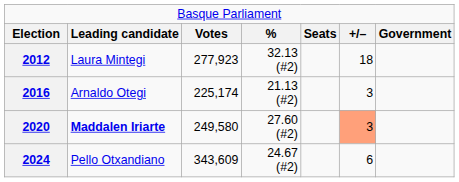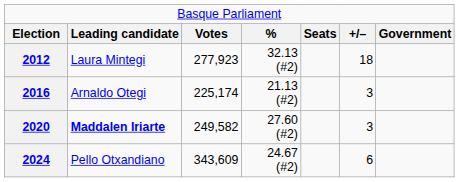(216, 127) 249,580 -> (216, 127) 249,582
(370, 127) lightsalmon background -> (370, 127) no background
